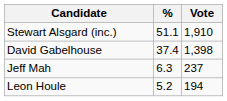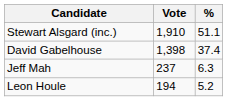columns swapped: (202, 13) <-> (168, 13)
